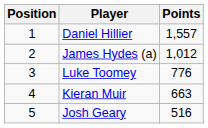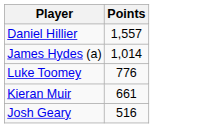- column: (32, 14)
(181, 53) 1,012 -> (126, 53) 1,014
(181, 93) 663 -> (126, 93) 661
